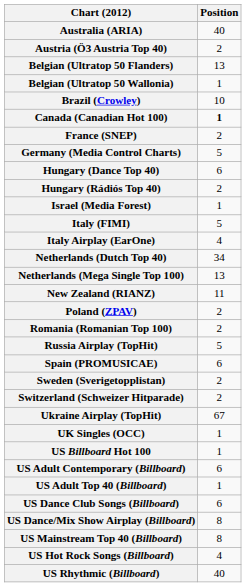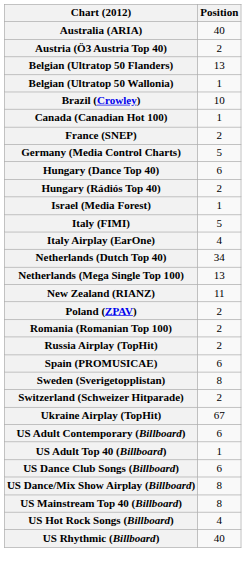(219, 118) bold -> (219, 118) normal
(219, 345) 5 -> (219, 345) 2
(219, 380) 2 -> (219, 380) 8
- row: (101, 433)
- row: (101, 450)
